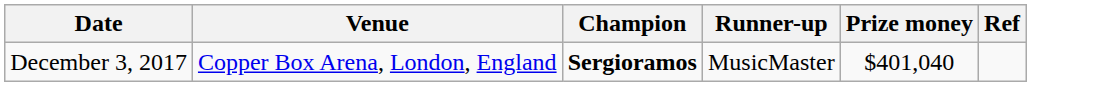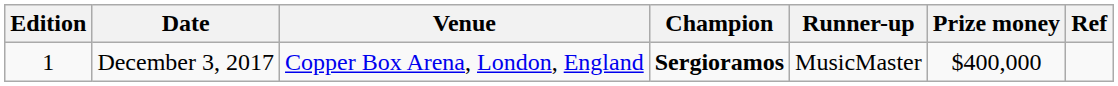+ column: (48, 23)
(909, 61) $401,040 -> (996, 61) $400,000
